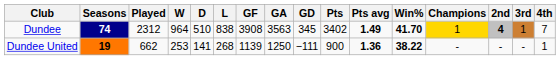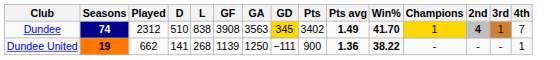- column: (179, 13)
(307, 30) no background -> (284, 30) gold background
